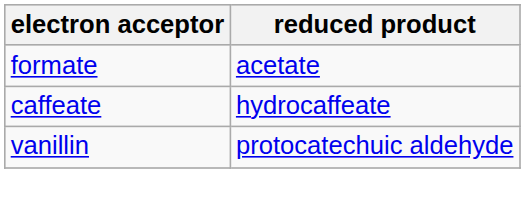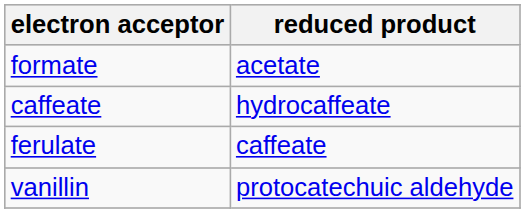+ row: (53, 146)
